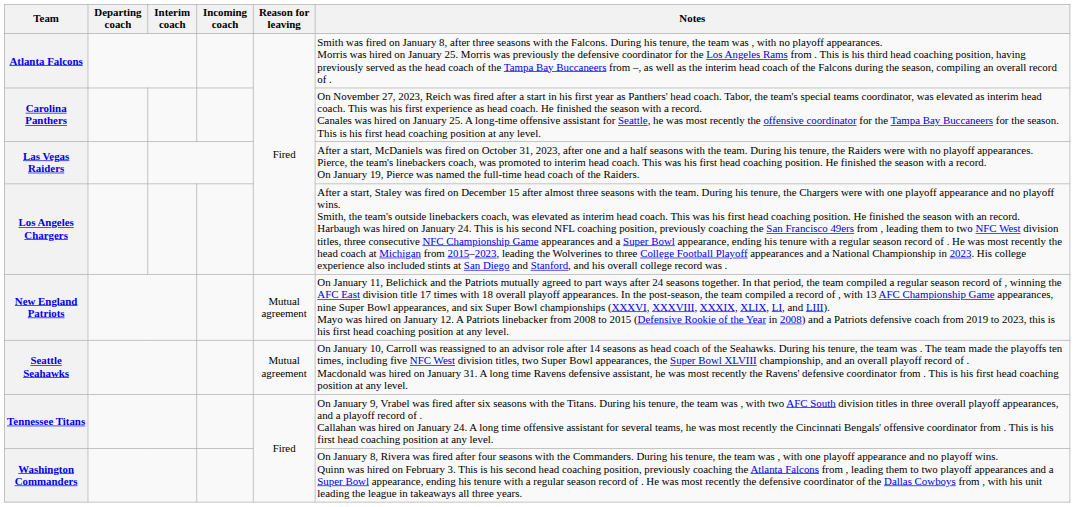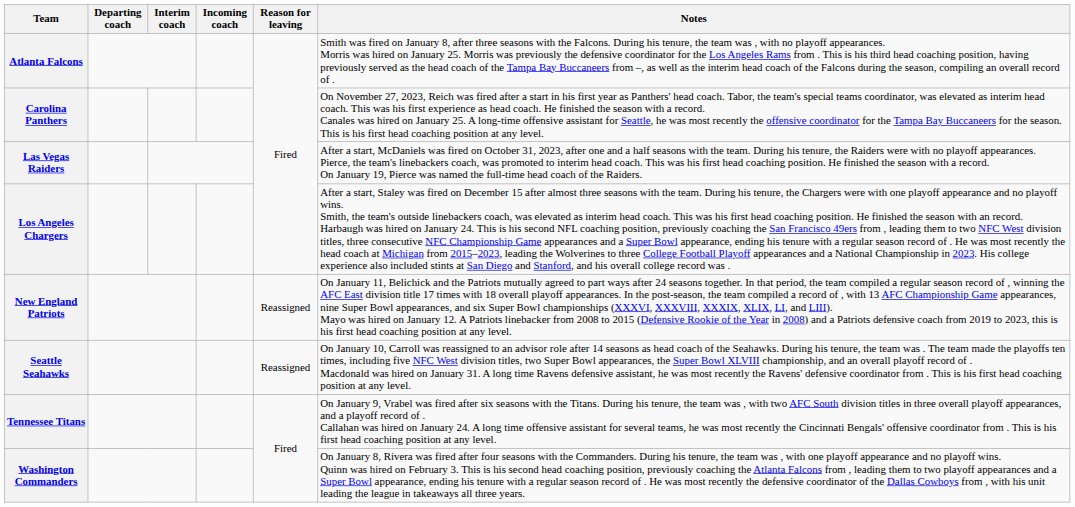(284, 307) Mutual agreement -> (286, 307) Reassigned
(284, 367) Mutual agreement -> (286, 367) Reassigned
